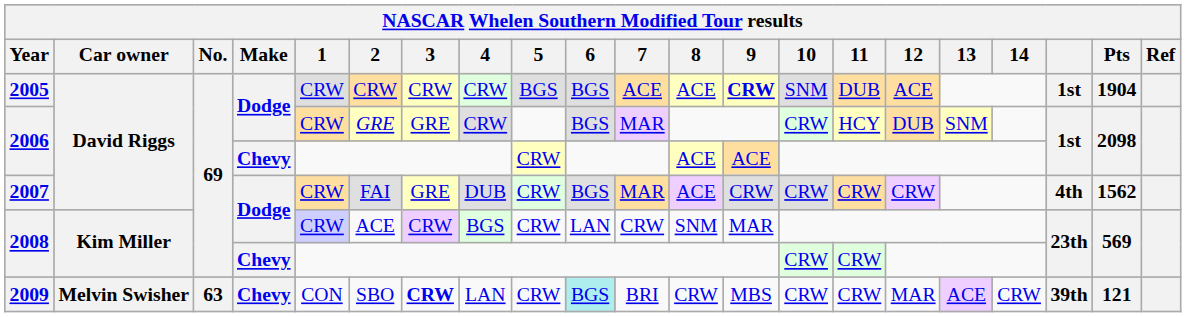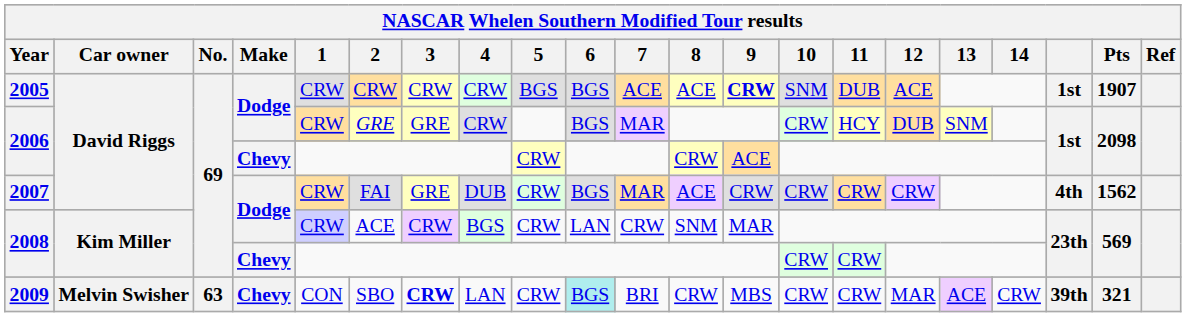(1117, 89) 1904 -> (1117, 89) 1907
(696, 157) ACE -> (696, 157) CRW
(1117, 294) 121 -> (1117, 294) 321
